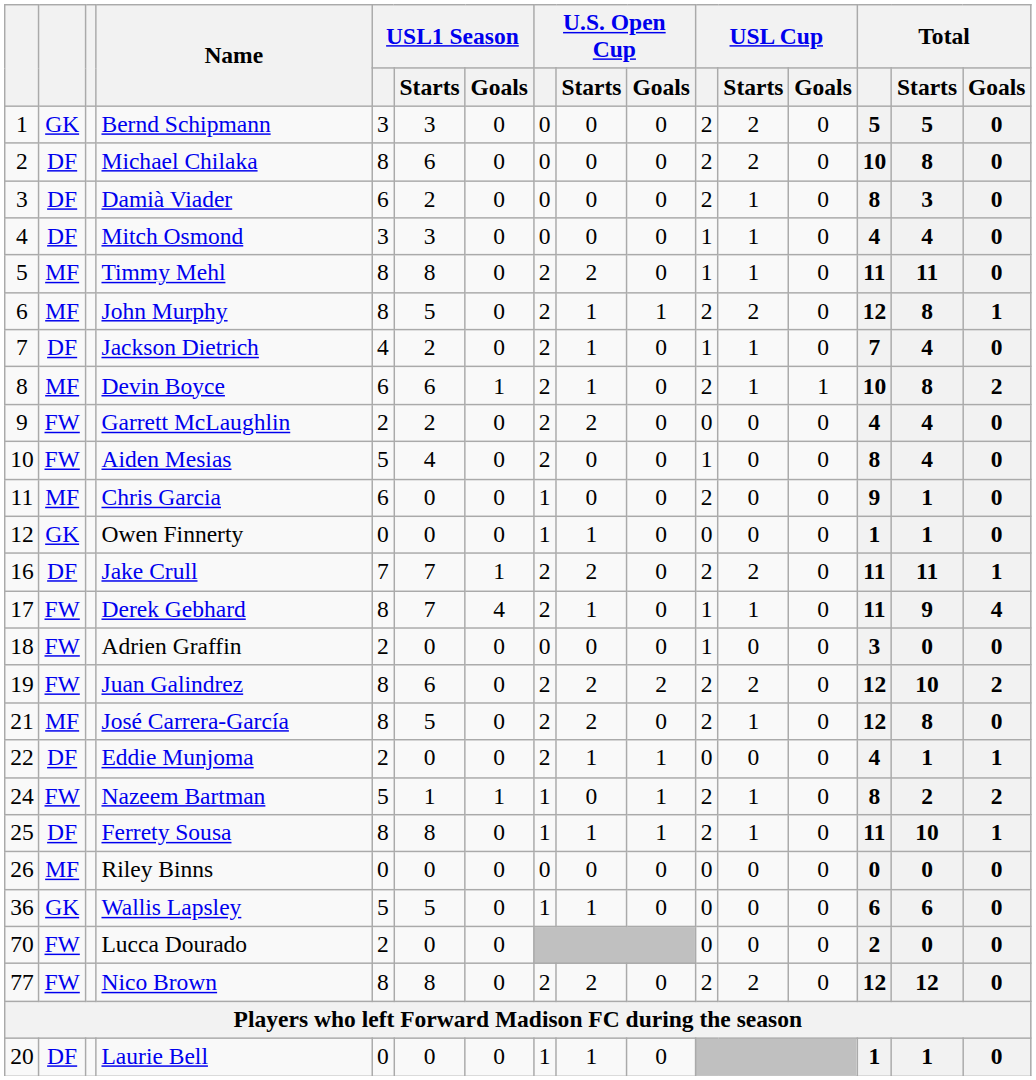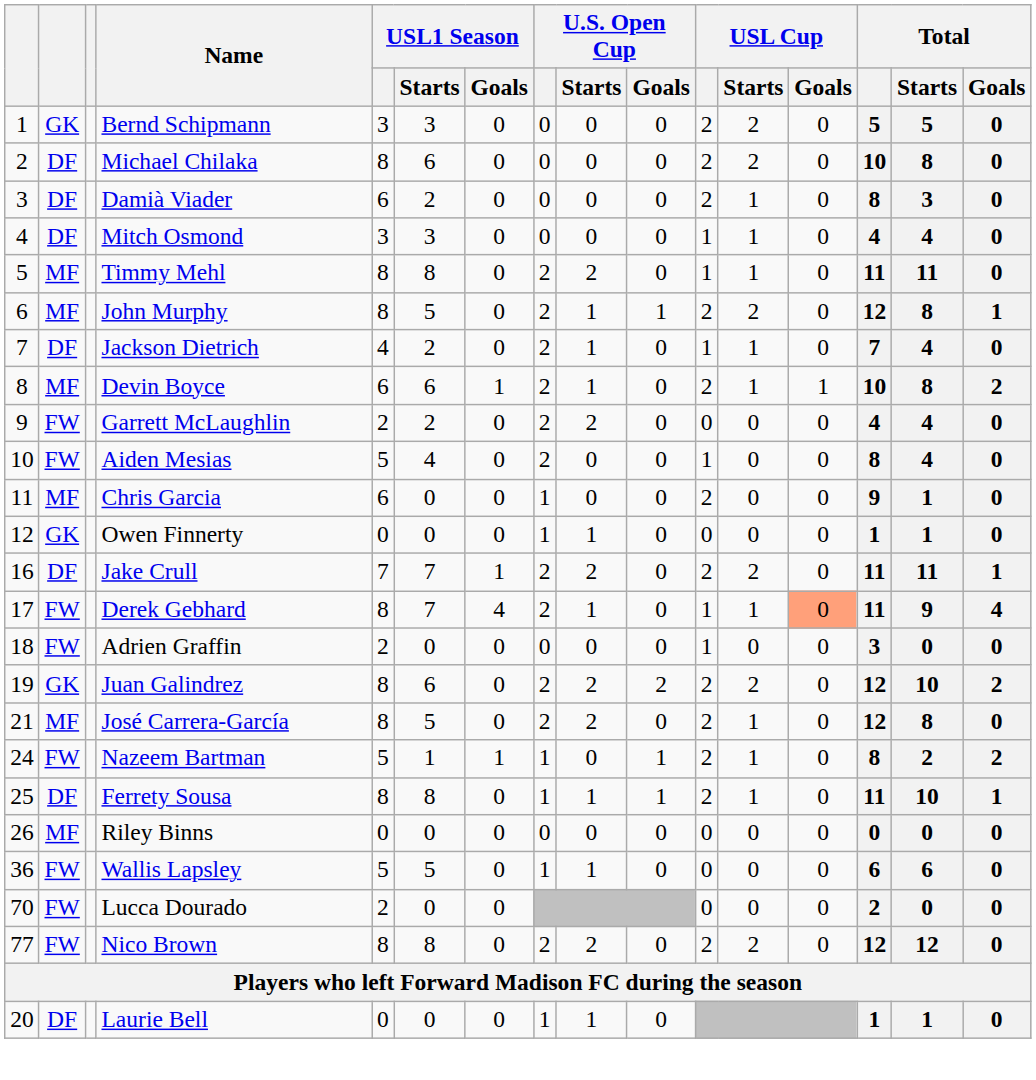(823, 609) no background -> (823, 609) lightsalmon background
(62, 683) FW -> (62, 683) GK
- row: (178, 758)
(62, 907) GK -> (62, 870) FW
